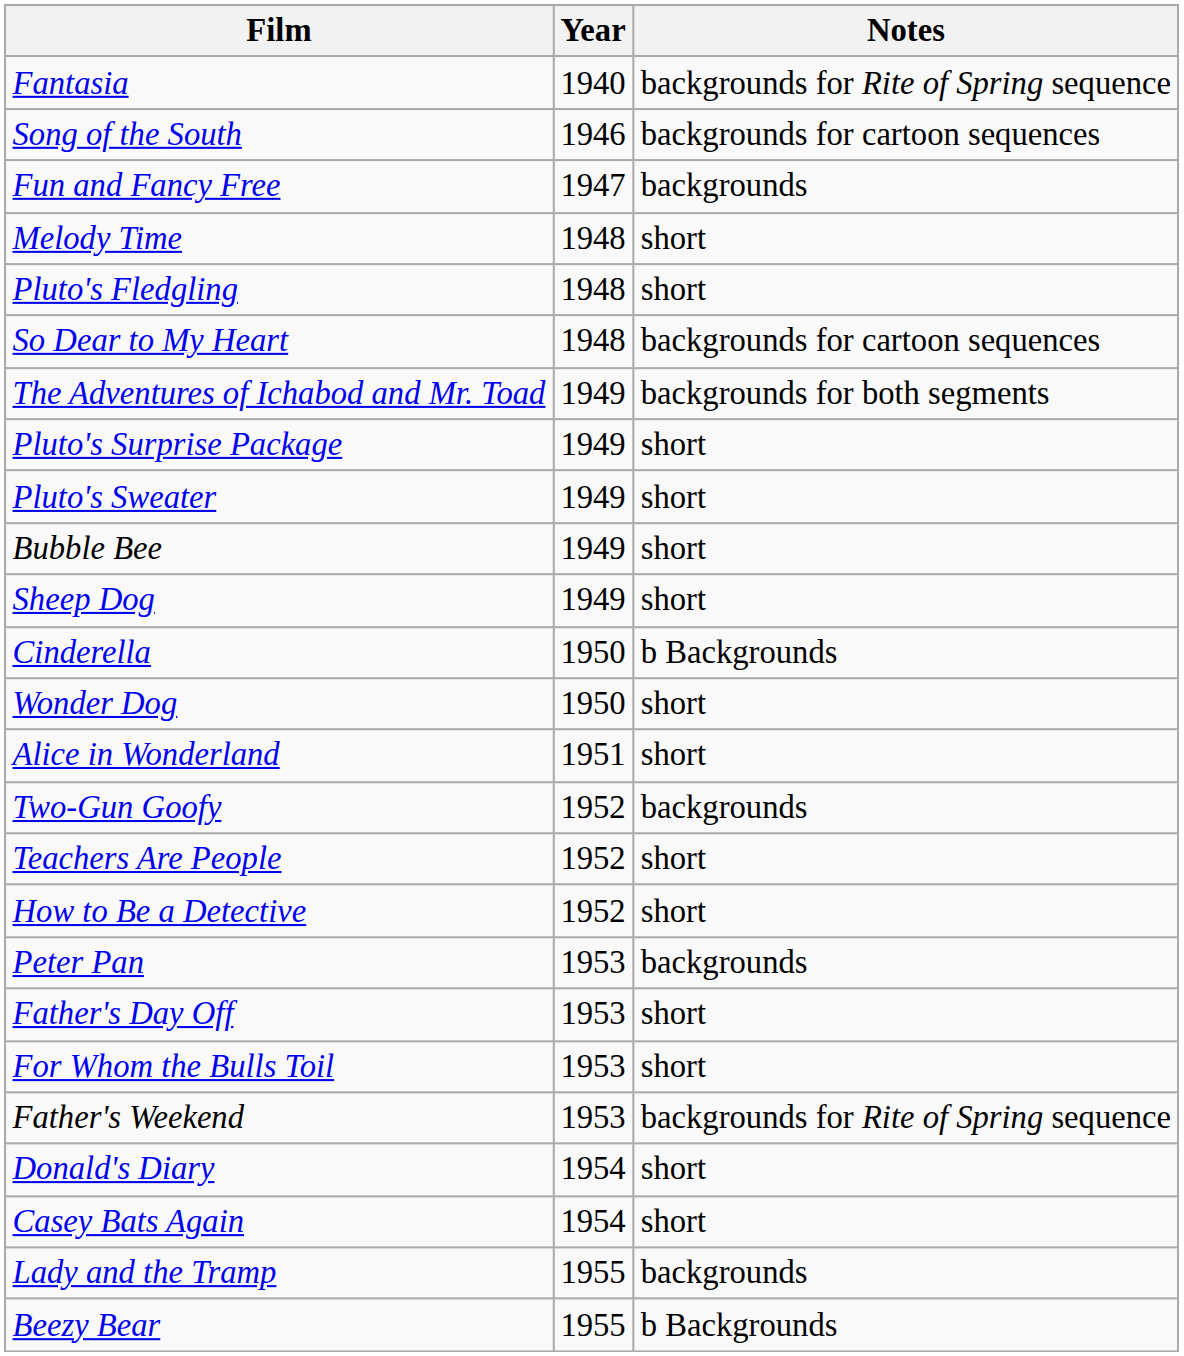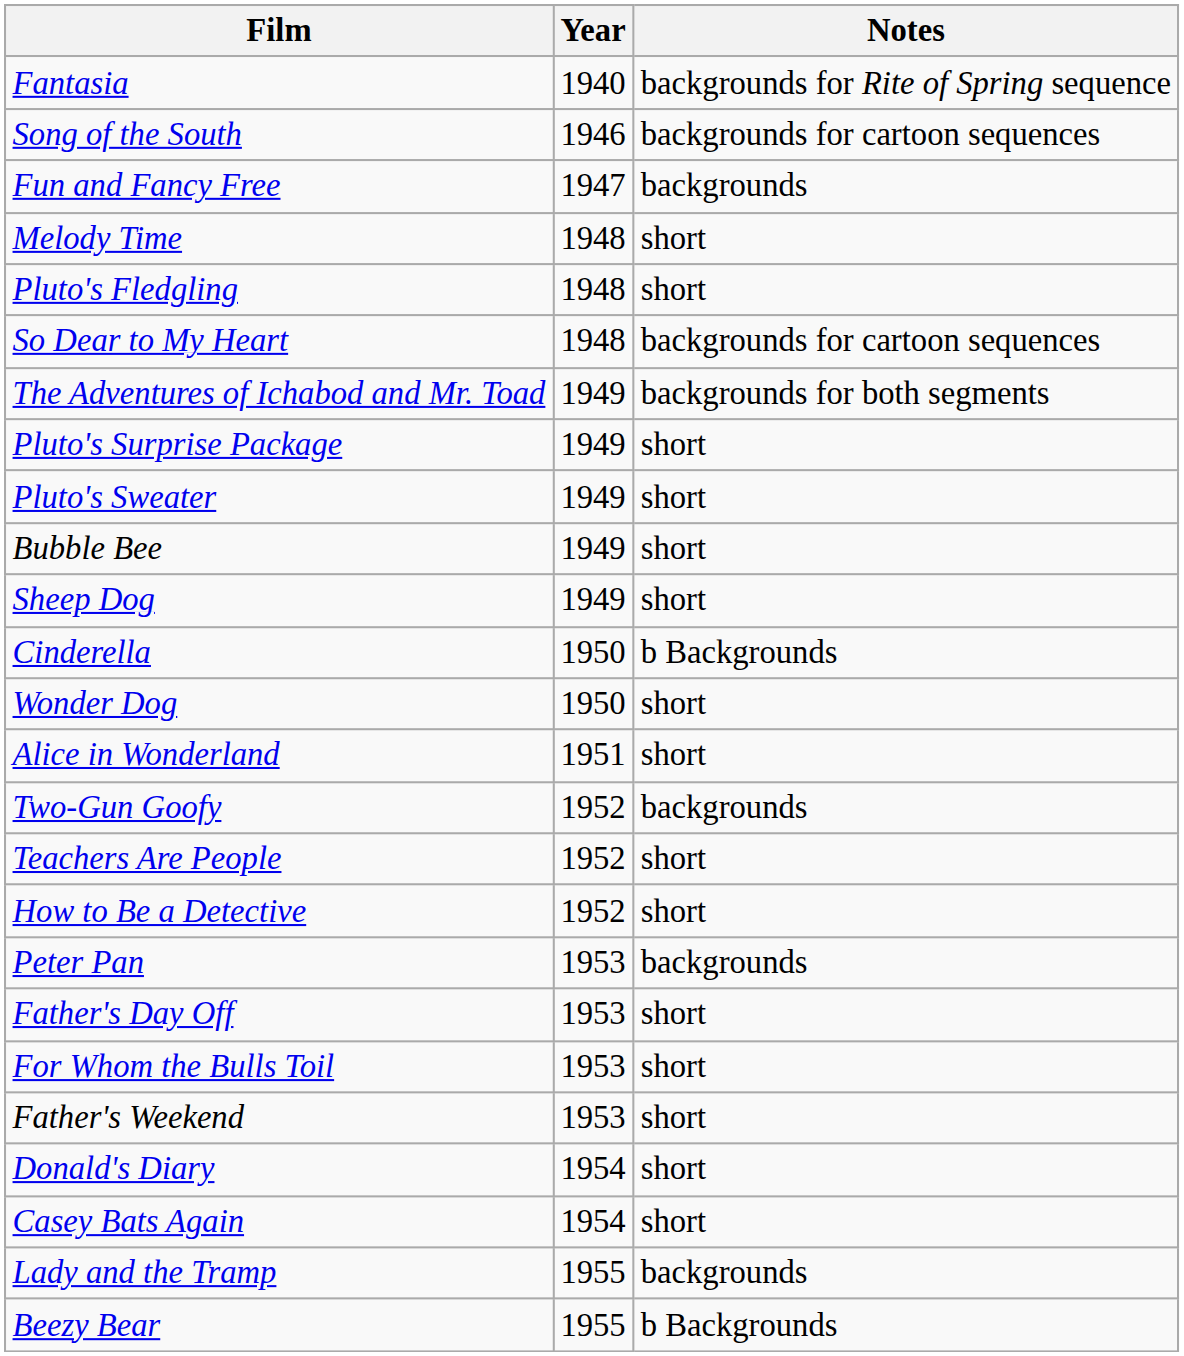(906, 1117) backgrounds for Rite of Spring sequence -> (673, 1117) short
